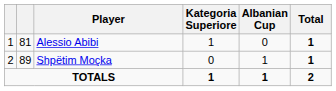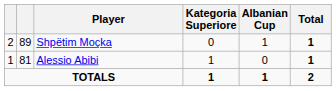rows swapped: (67, 43) <-> (74, 60)
